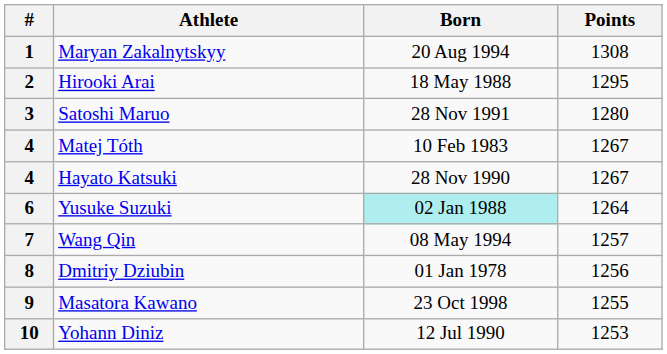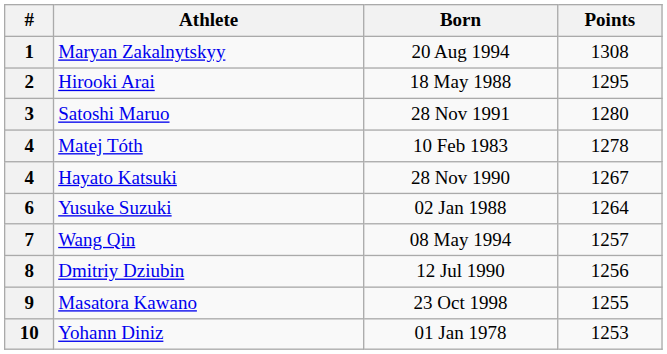(610, 145) 1267 -> (610, 145) 1278
(460, 208) paleturquoise background -> (460, 208) no background
(460, 271) 01 Jan 1978 -> (460, 271) 12 Jul 1990
(460, 334) 12 Jul 1990 -> (460, 334) 01 Jan 1978
